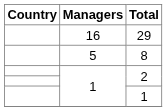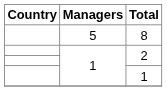- row: (93, 35)
